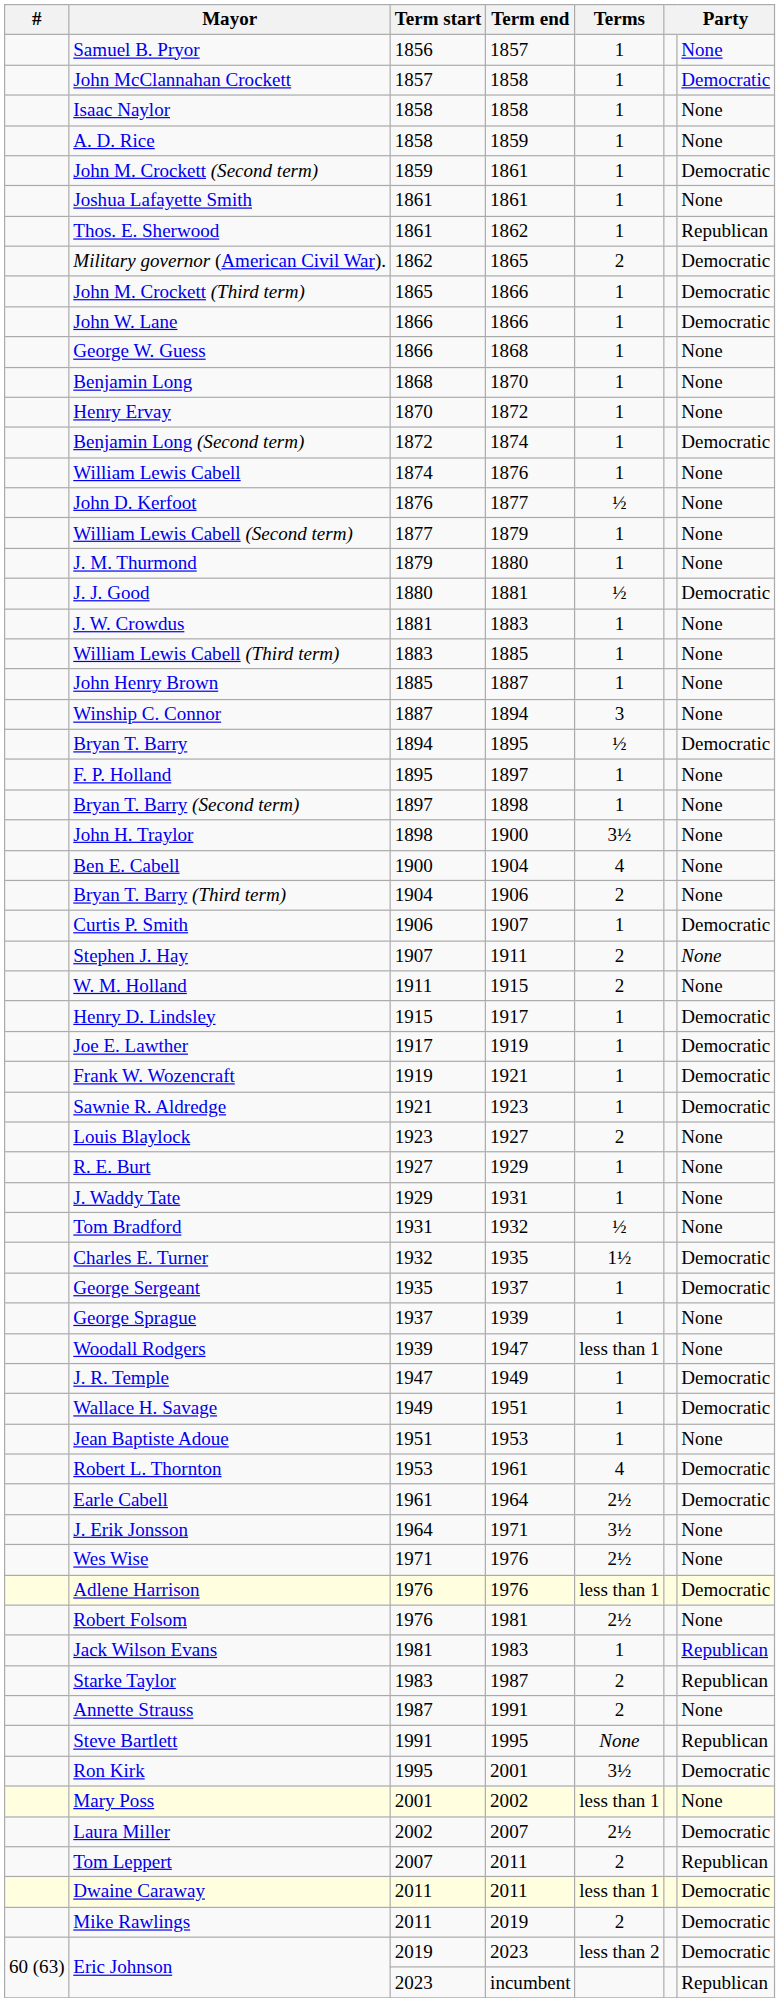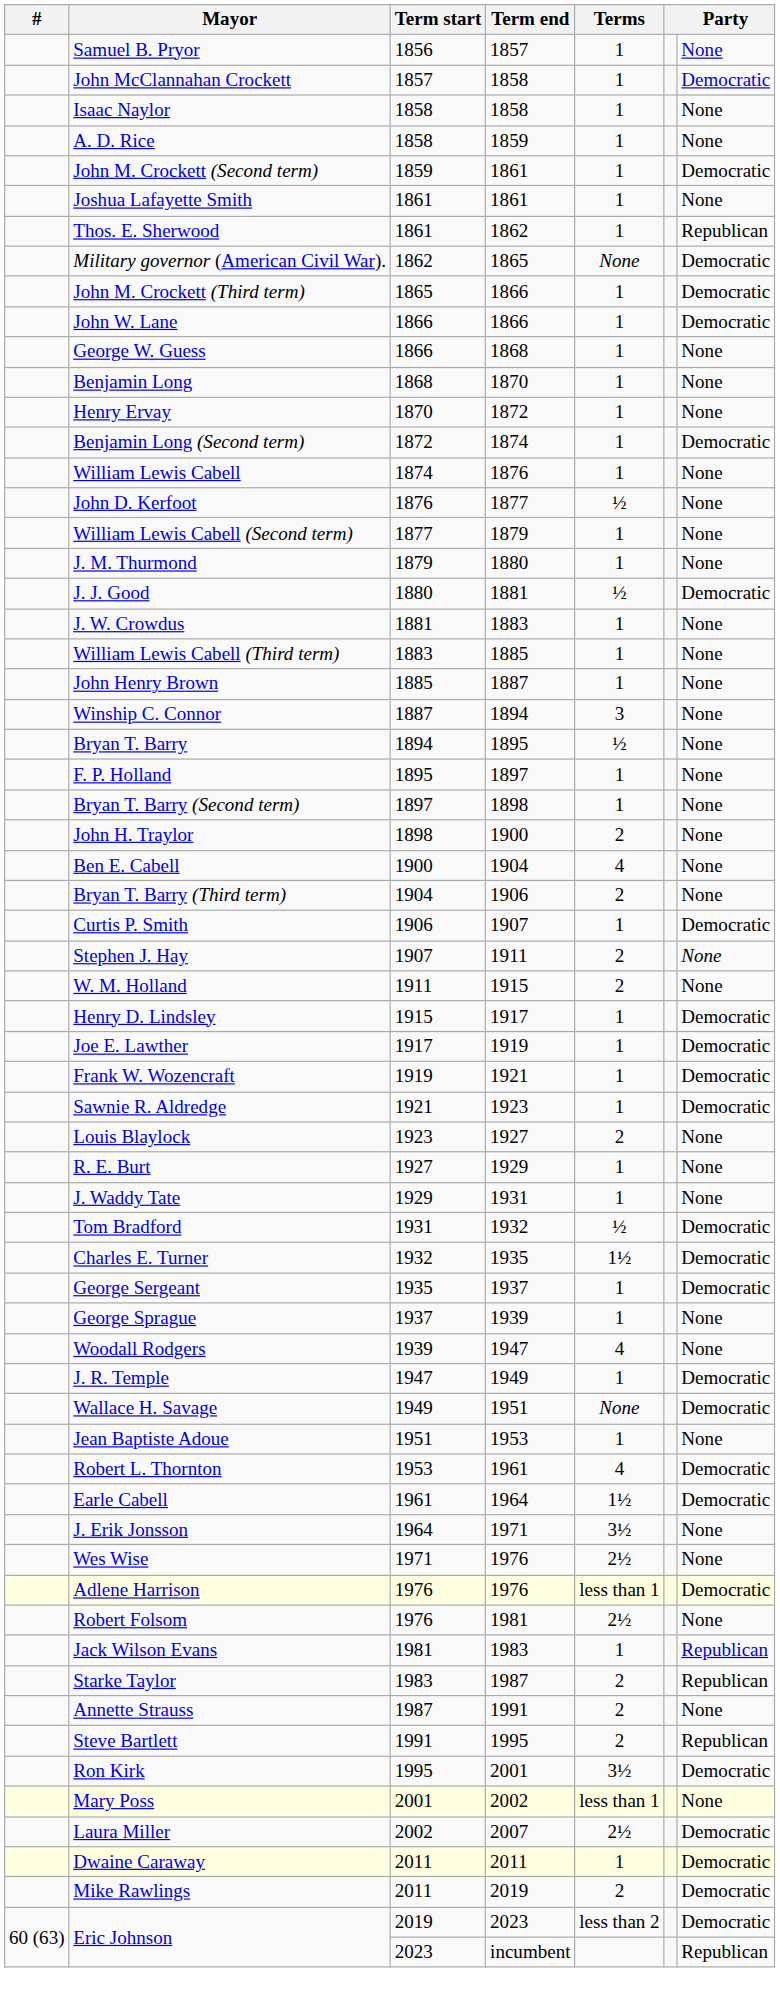(619, 261) 2 -> (619, 261) None
(726, 744) Democratic -> (702, 744) None
(619, 834) 3½ -> (619, 834) 2
(702, 1227) None -> (726, 1227) Democratic
(619, 1348) less than 1 -> (619, 1348) 4
(619, 1408) 1 -> (619, 1408) None
(619, 1499) 2½ -> (619, 1499) 1½
(619, 1740) None -> (619, 1740) 2
- row: (123, 1861)
(619, 1891) less than 1 -> (619, 1861) 1
